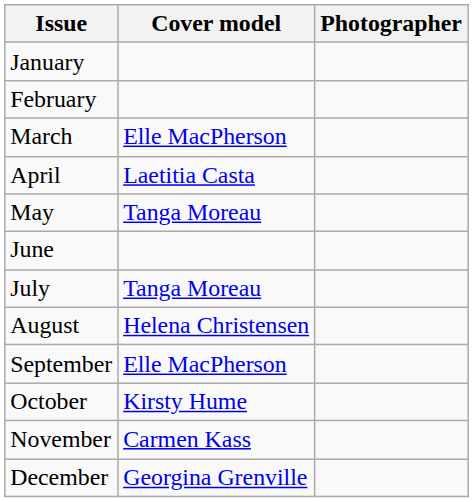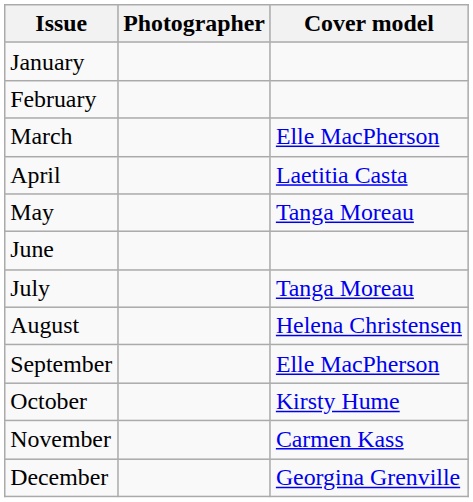columns swapped: (216, 23) <-> (391, 23)
